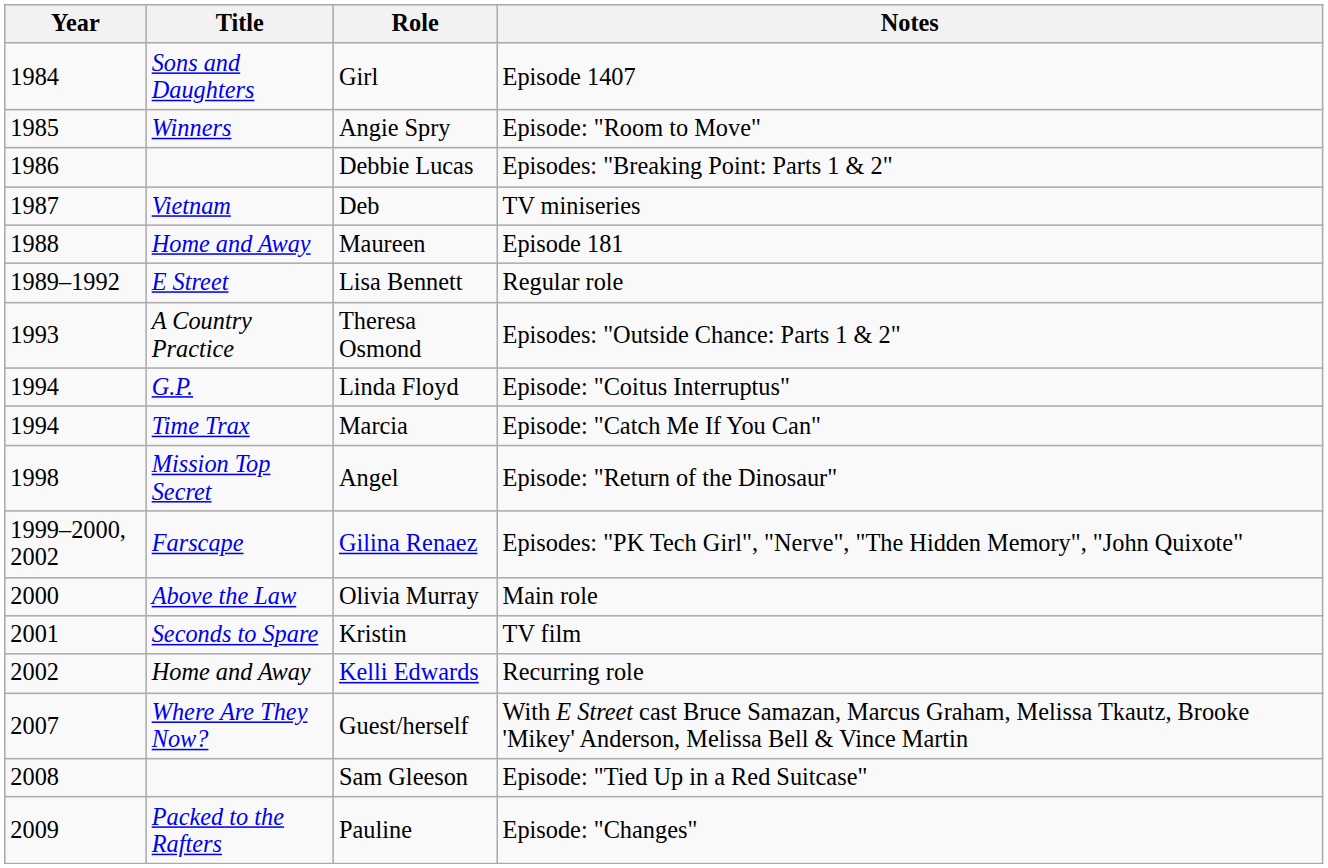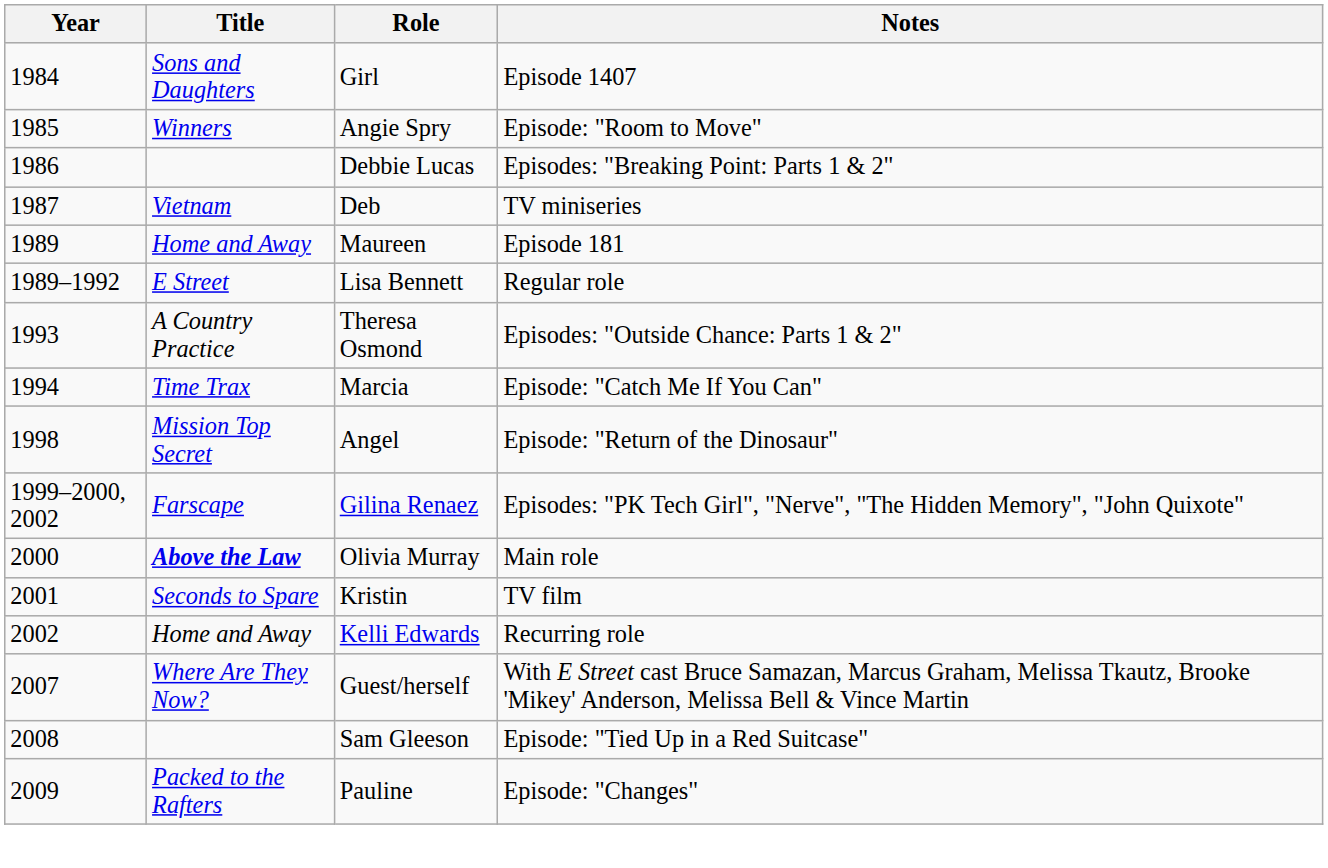(35, 243) 1988 -> (35, 243) 1989
- row: (399, 387)
(224, 596) normal -> (226, 557) bold
